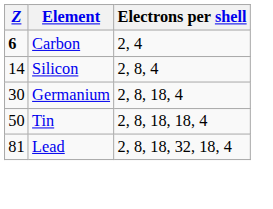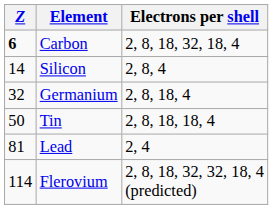(130, 43) 2, 4 -> (182, 43) 2, 8, 18, 32, 18, 4
(16, 95) 30 -> (16, 95) 32
(175, 146) 2, 8, 18, 32, 18, 4 -> (137, 146) 2, 4
+ row: (74, 181)
